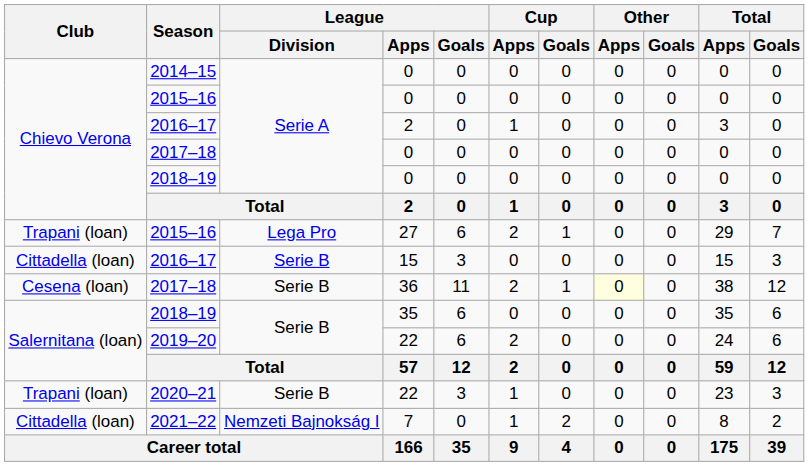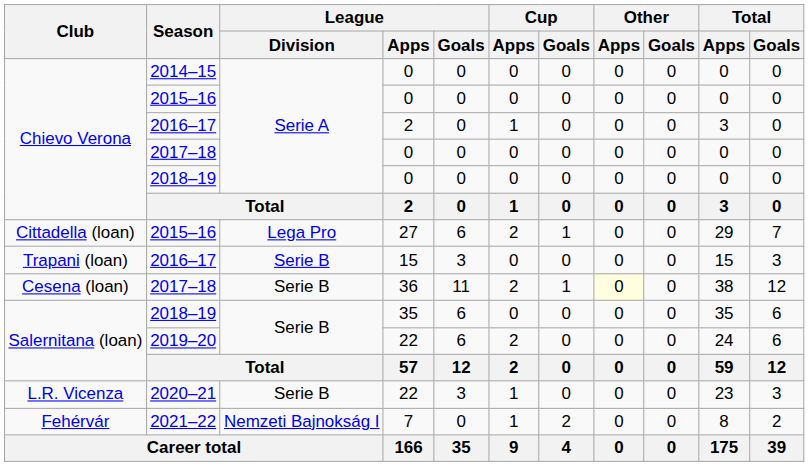(75, 233) Trapani (loan) -> (75, 233) Cittadella (loan)
(75, 260) Cittadella (loan) -> (75, 260) Trapani (loan)
(75, 394) Trapani (loan) -> (75, 394) L.R. Vicenza
(75, 421) Cittadella (loan) -> (75, 421) Fehérvár
